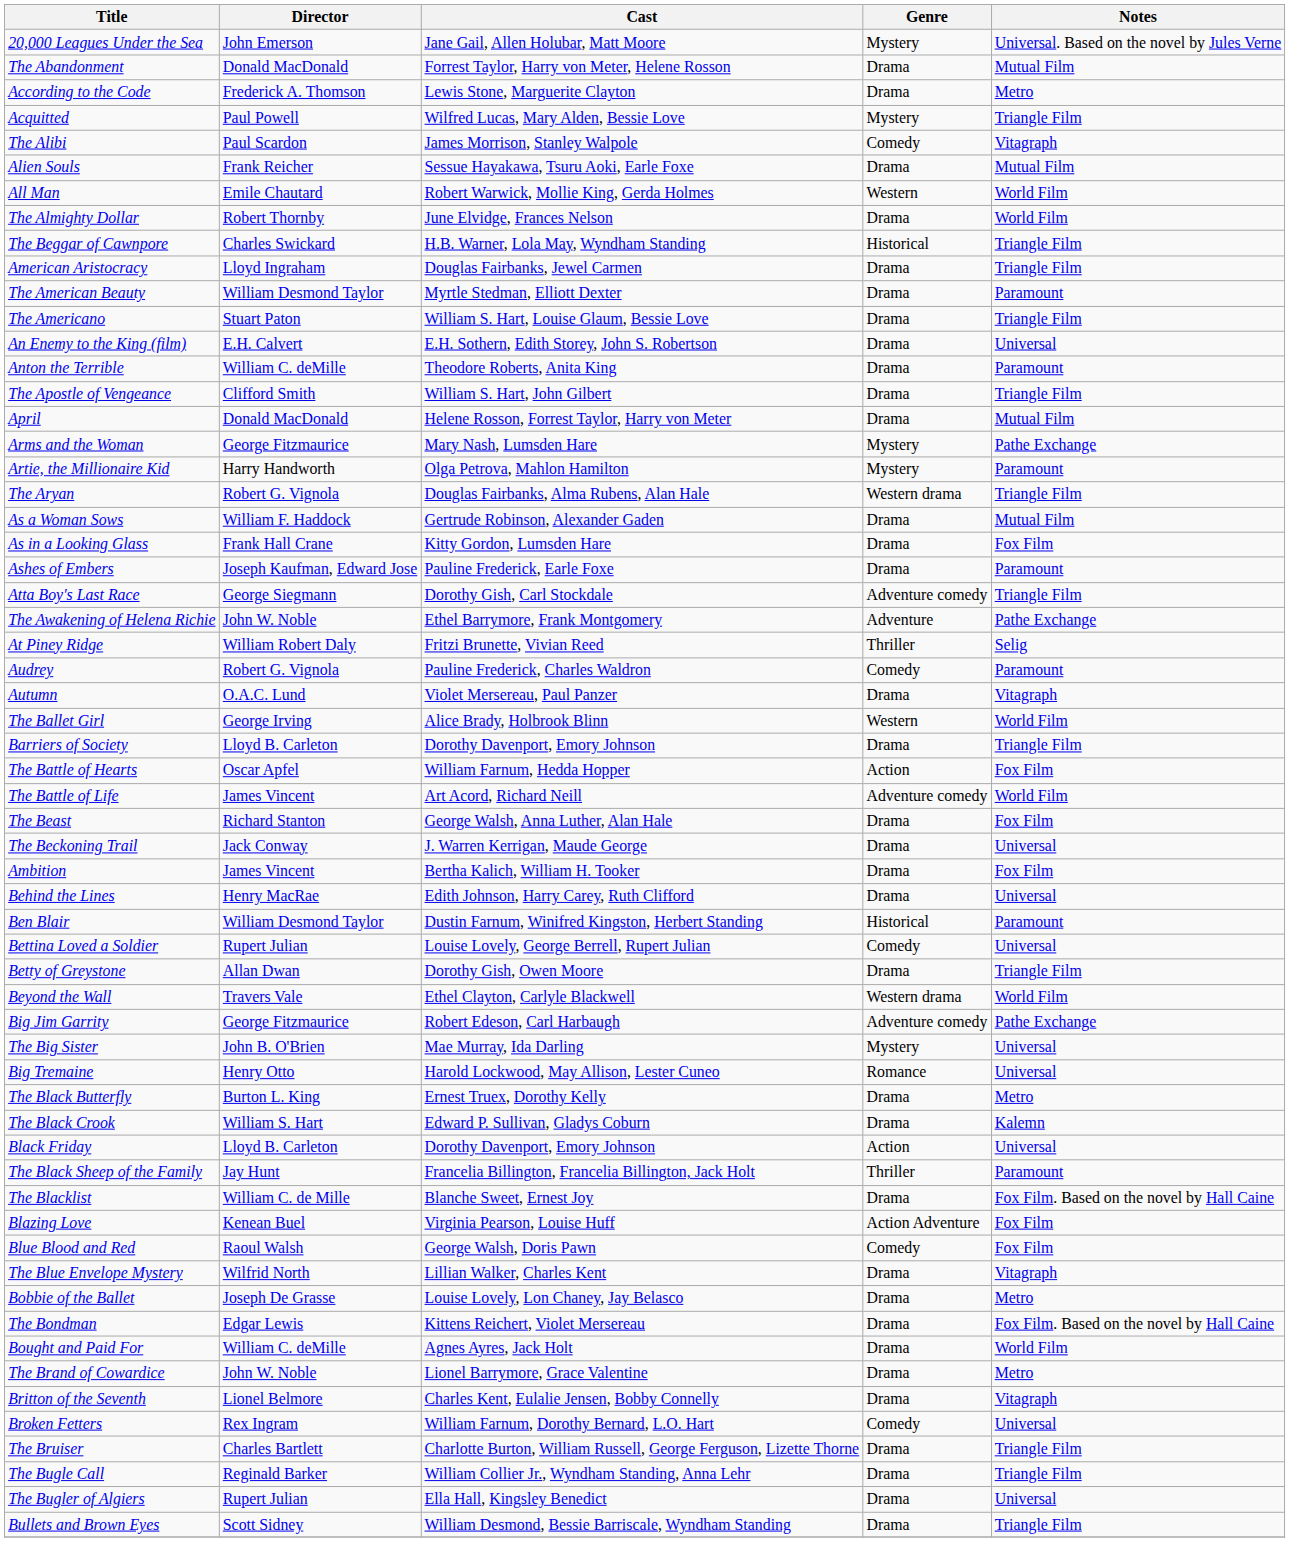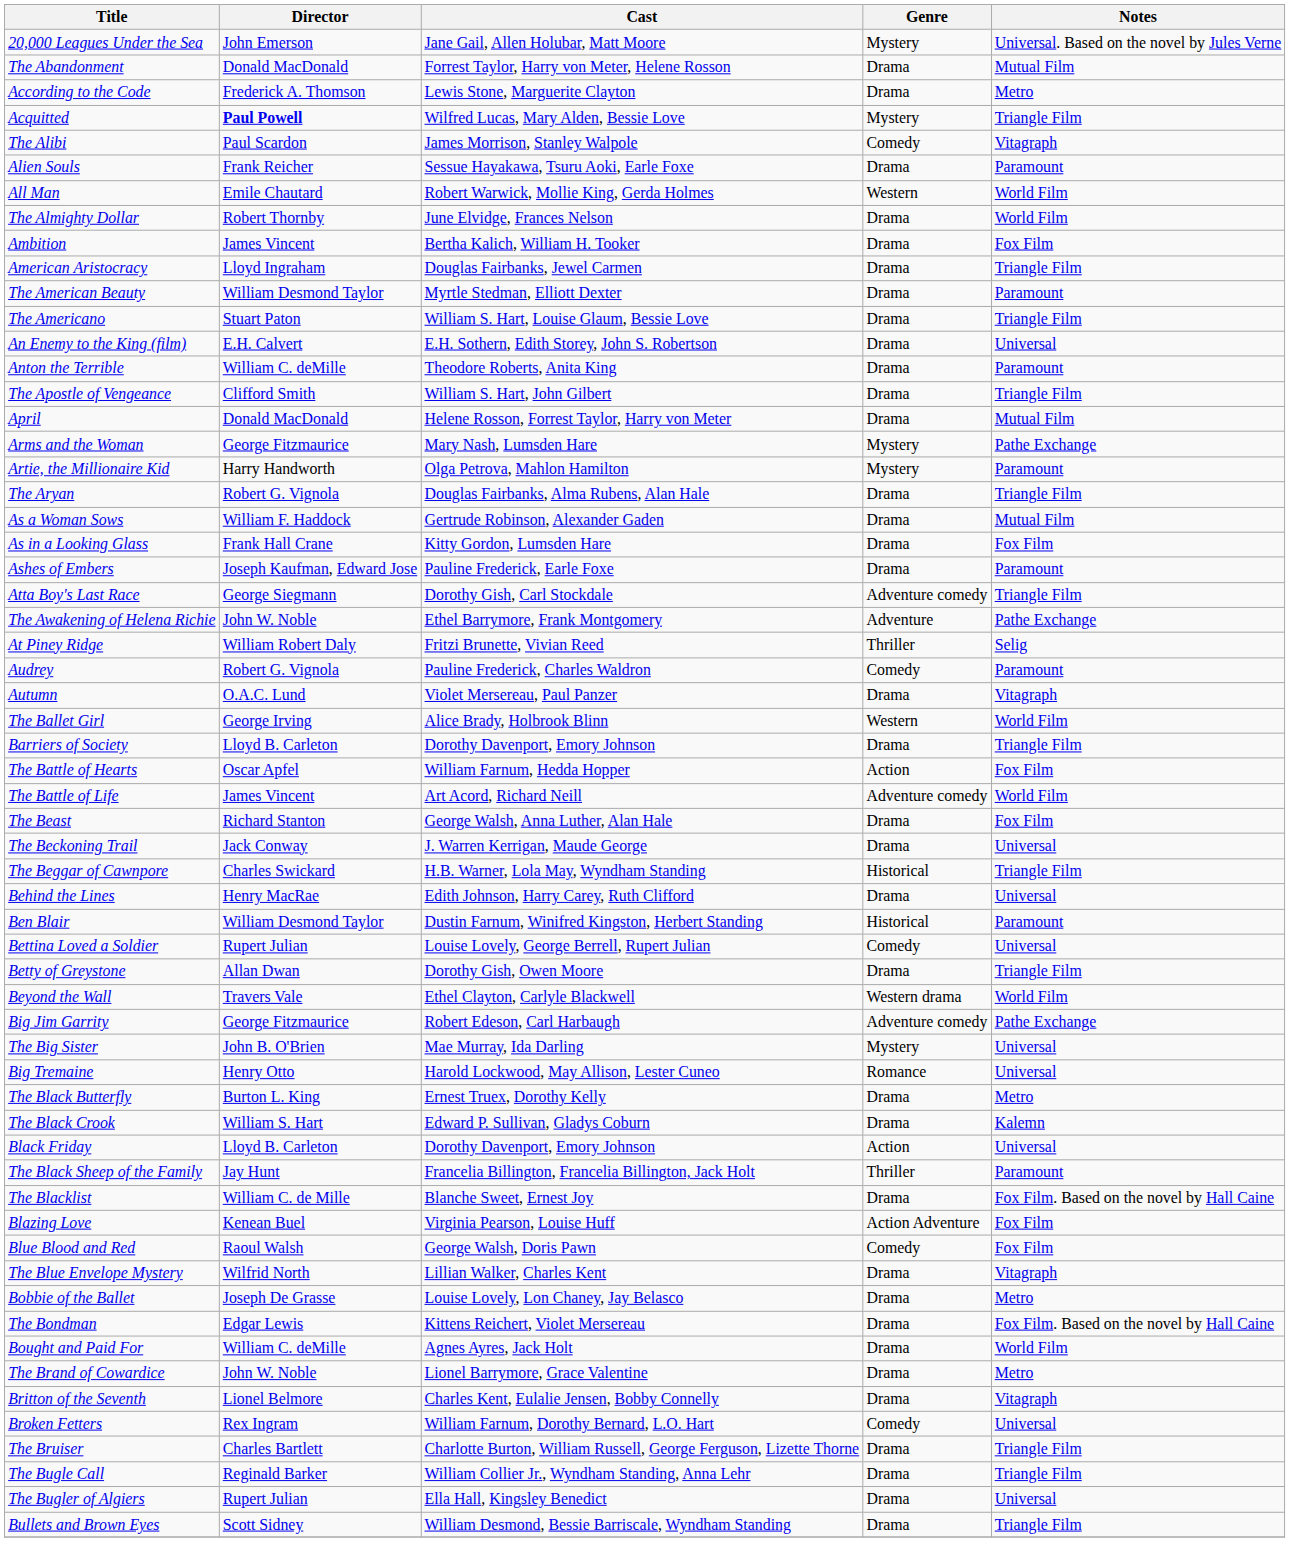(261, 117) normal -> (263, 117) bold
(1035, 167) Mutual Film -> (1029, 167) Paramount
rows swapped: (37, 871) <-> (88, 243)
(914, 494) Western drama -> (888, 494) Drama
